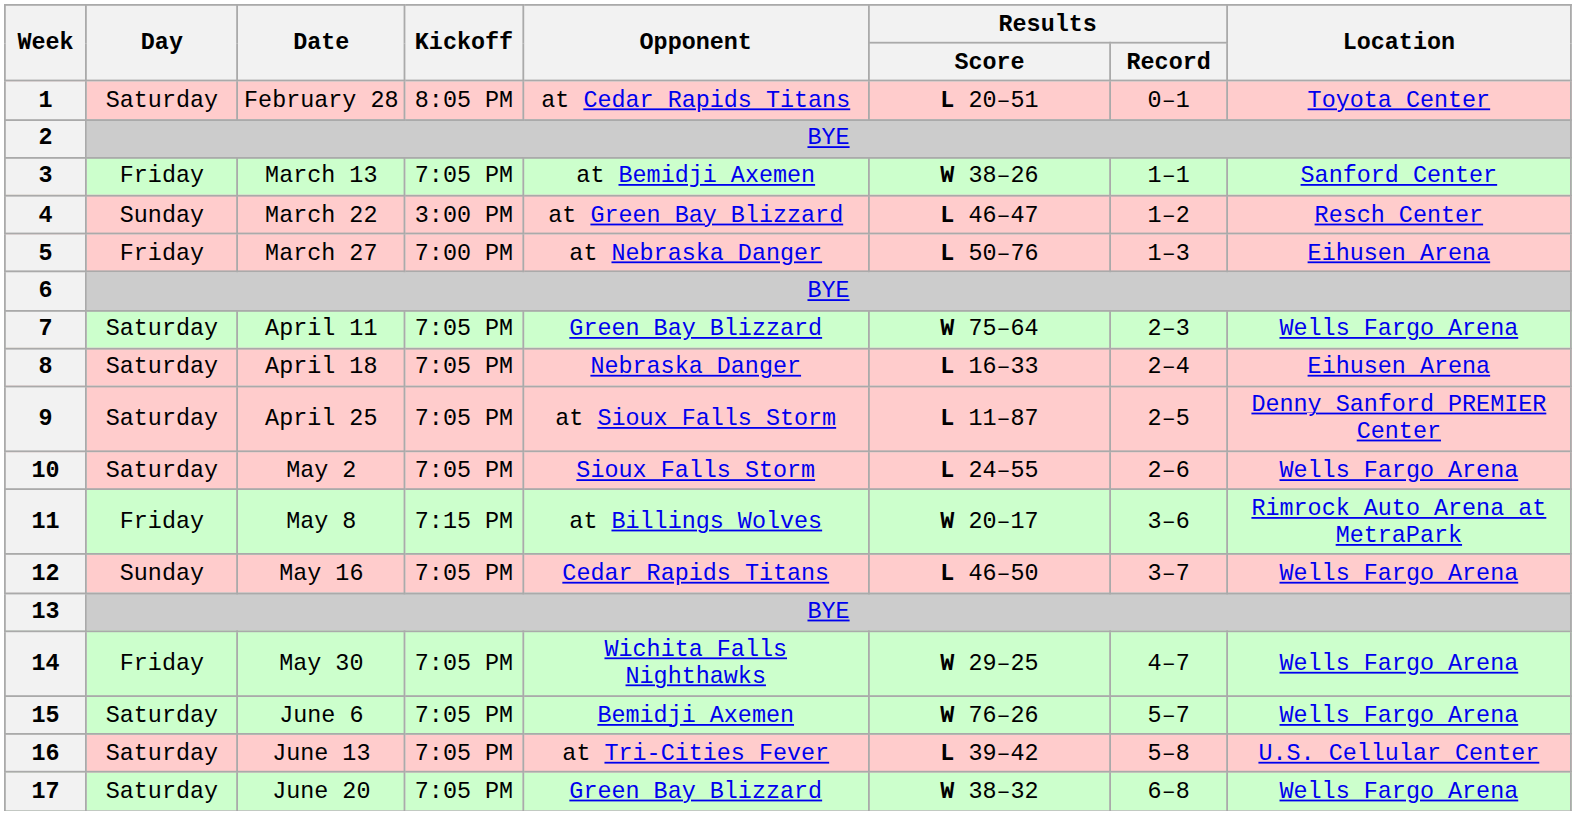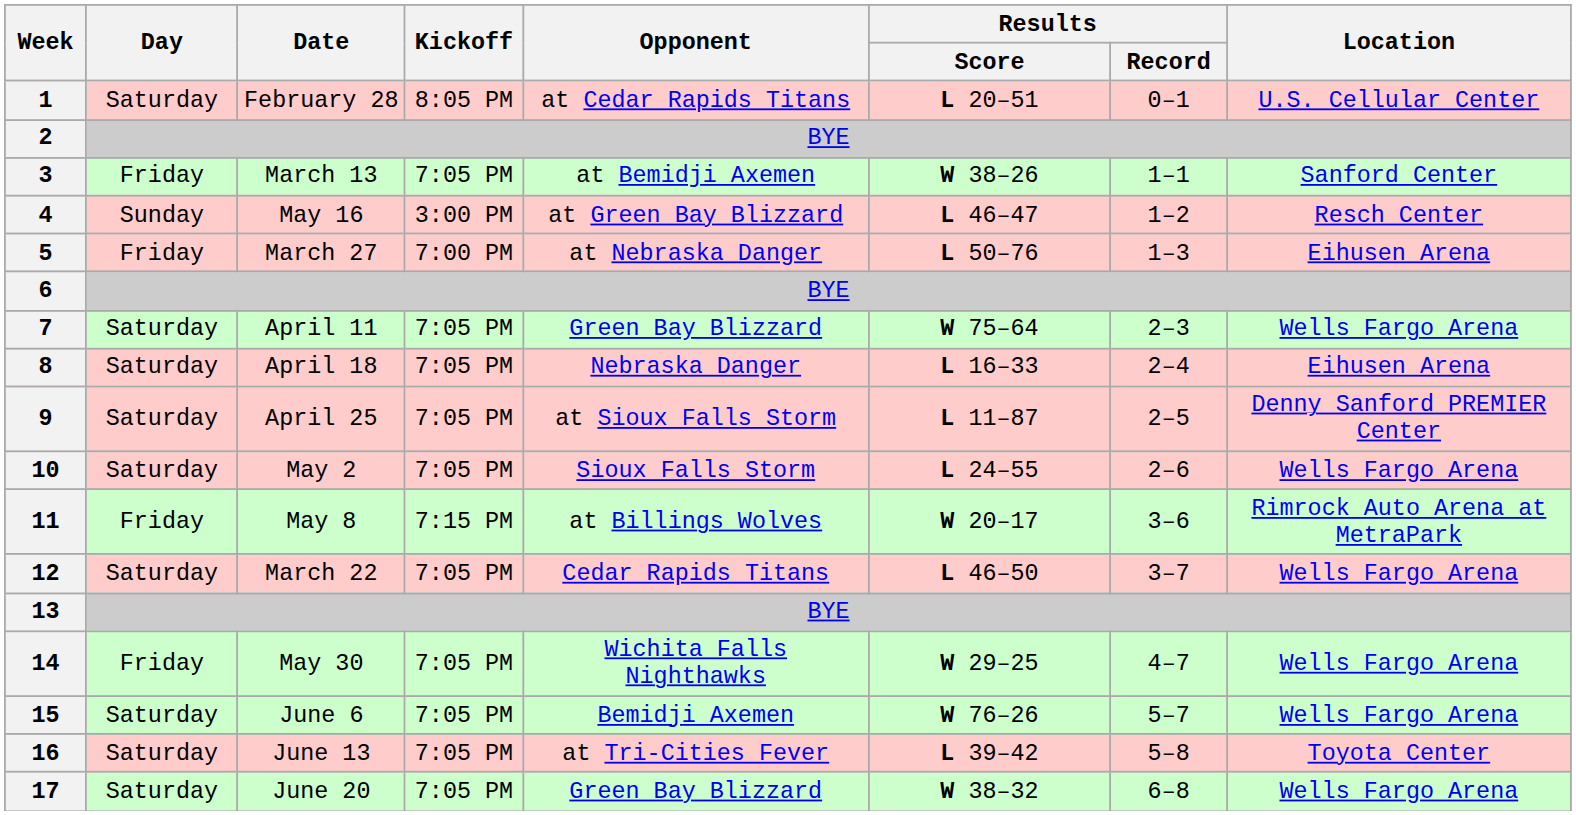(1399, 100) Toyota Center -> (1399, 100) U.S. Cellular Center
(321, 215) March 22 -> (321, 215) May 16
(162, 574) Sunday -> (162, 574) Saturday
(321, 574) May 16 -> (321, 574) March 22
(1399, 753) U.S. Cellular Center -> (1399, 753) Toyota Center
